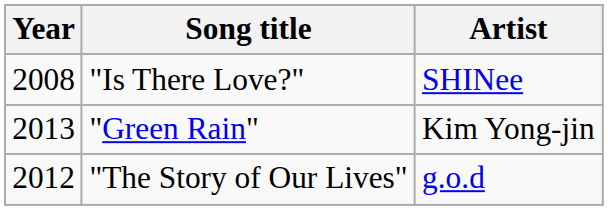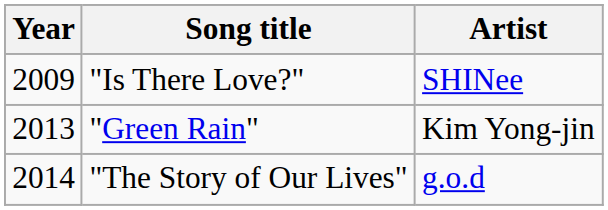(44, 79) 2008 -> (44, 79) 2009
(44, 178) 2012 -> (44, 178) 2014
